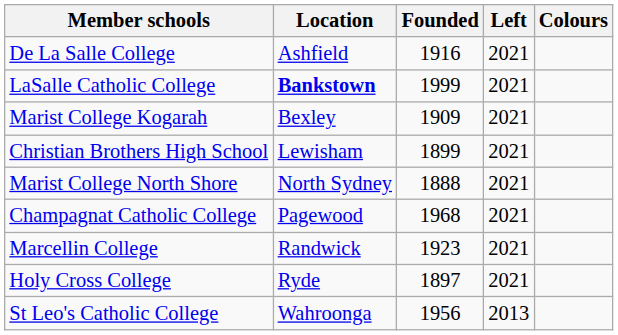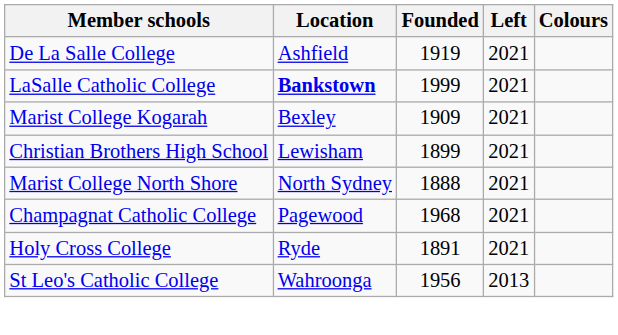(440, 53) 1916 -> (440, 53) 1919
- row: (84, 248)
(440, 280) 1897 -> (440, 248) 1891
